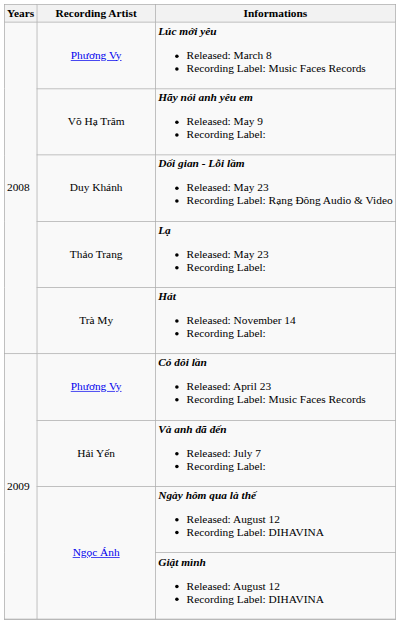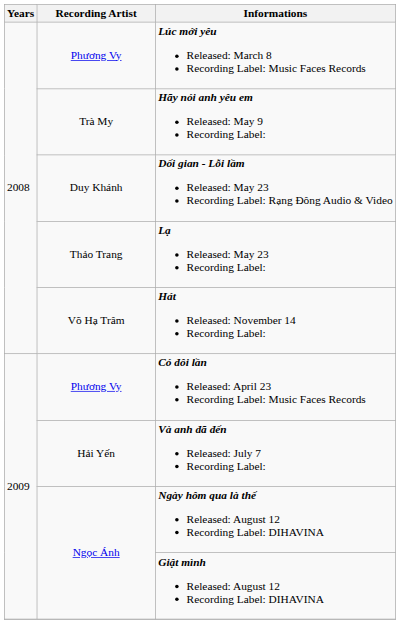(96, 121) Võ Hạ Trâm -> (96, 121) Trà My
(96, 320) Trà My -> (96, 320) Võ Hạ Trâm
